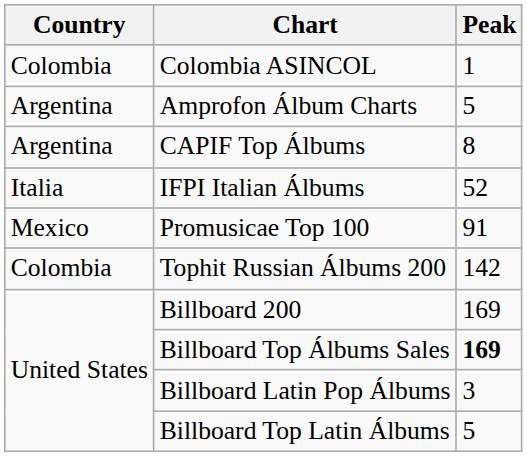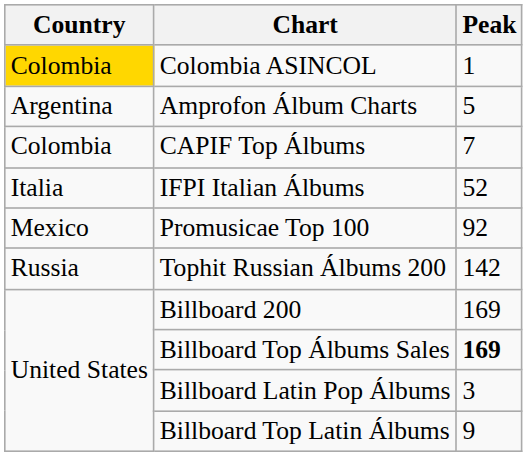(61, 65) no background -> (61, 65) gold background
(62, 146) Argentina -> (61, 146) Colombia
(469, 146) 8 -> (469, 146) 7
(475, 227) 91 -> (475, 227) 92
(61, 268) Colombia -> (45, 268) Russia
(469, 430) 5 -> (469, 430) 9
